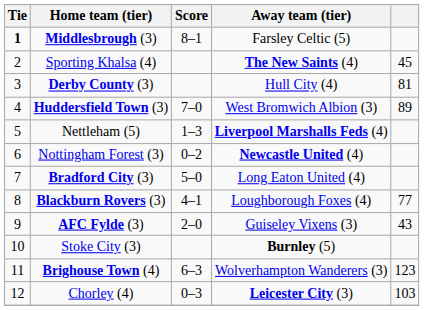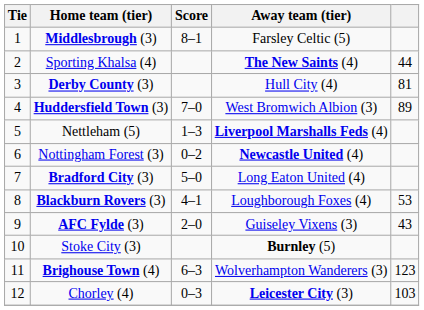(17, 38) bold -> (17, 38) normal
(405, 61) 45 -> (405, 61) 44
(405, 200) 77 -> (405, 200) 53
